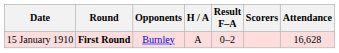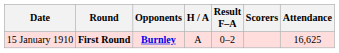(158, 39) normal -> (158, 39) bold
(307, 39) 16,628 -> (307, 39) 16,625
